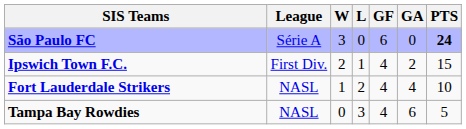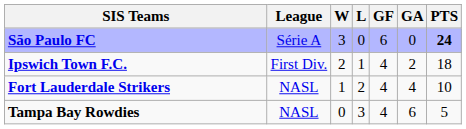(444, 64) 15 -> (444, 64) 18
